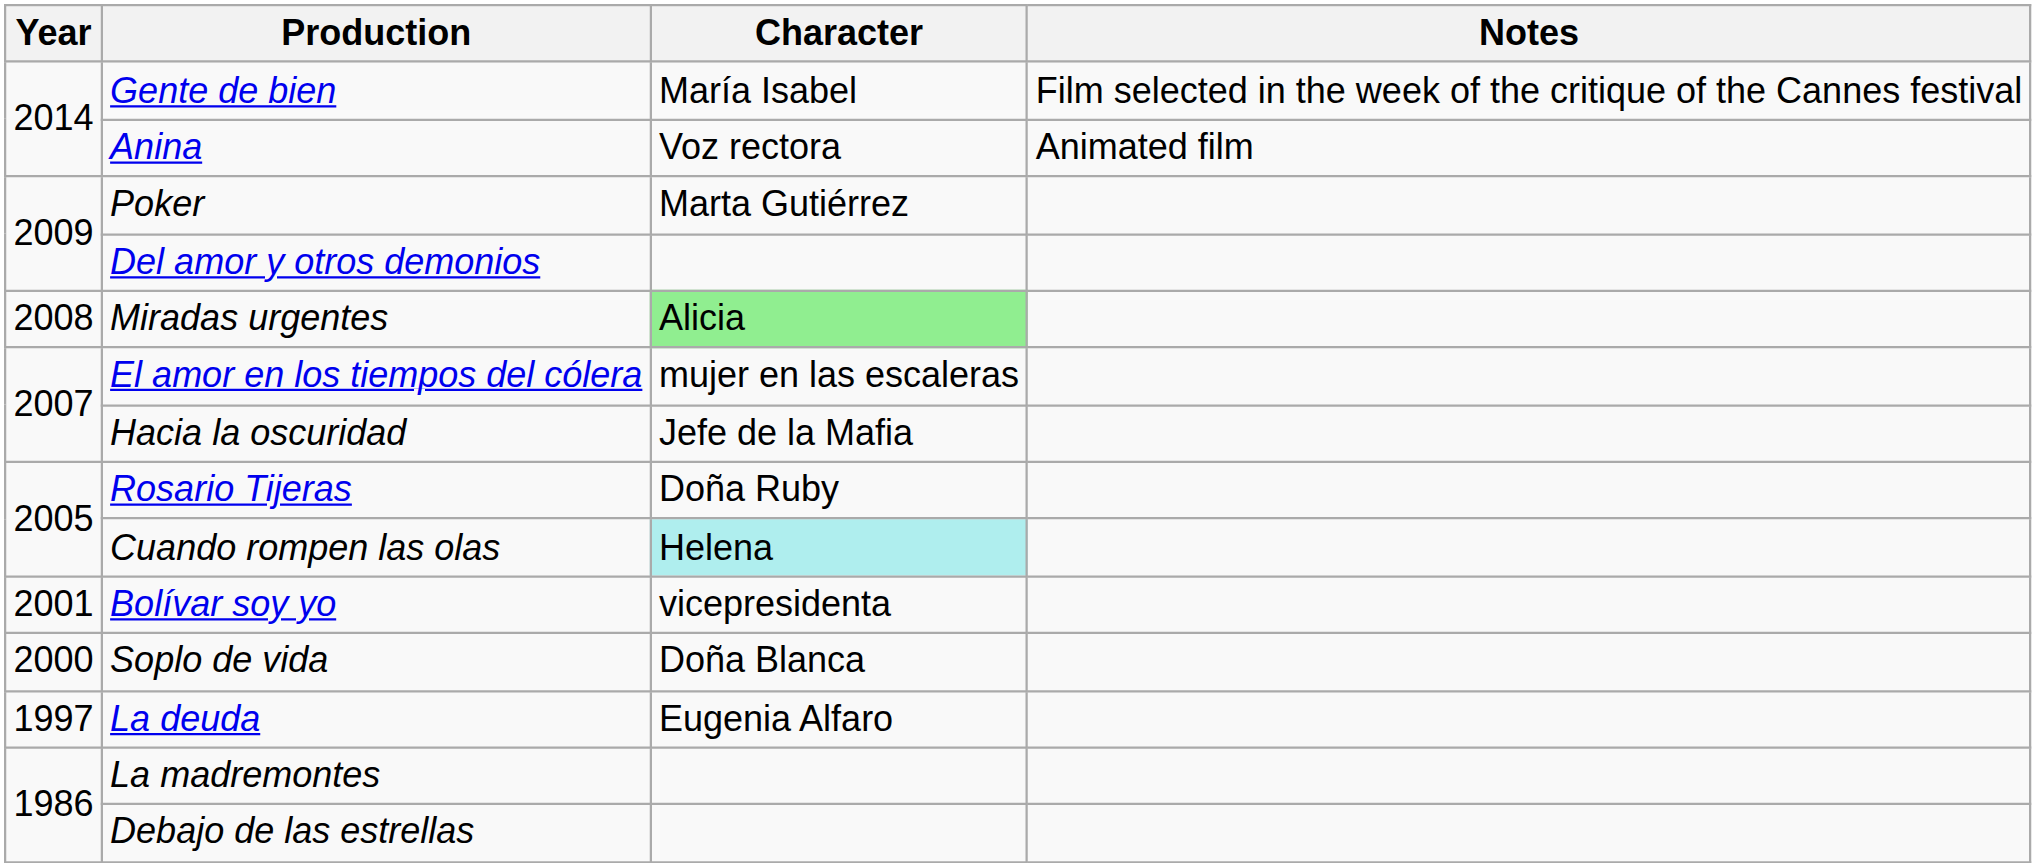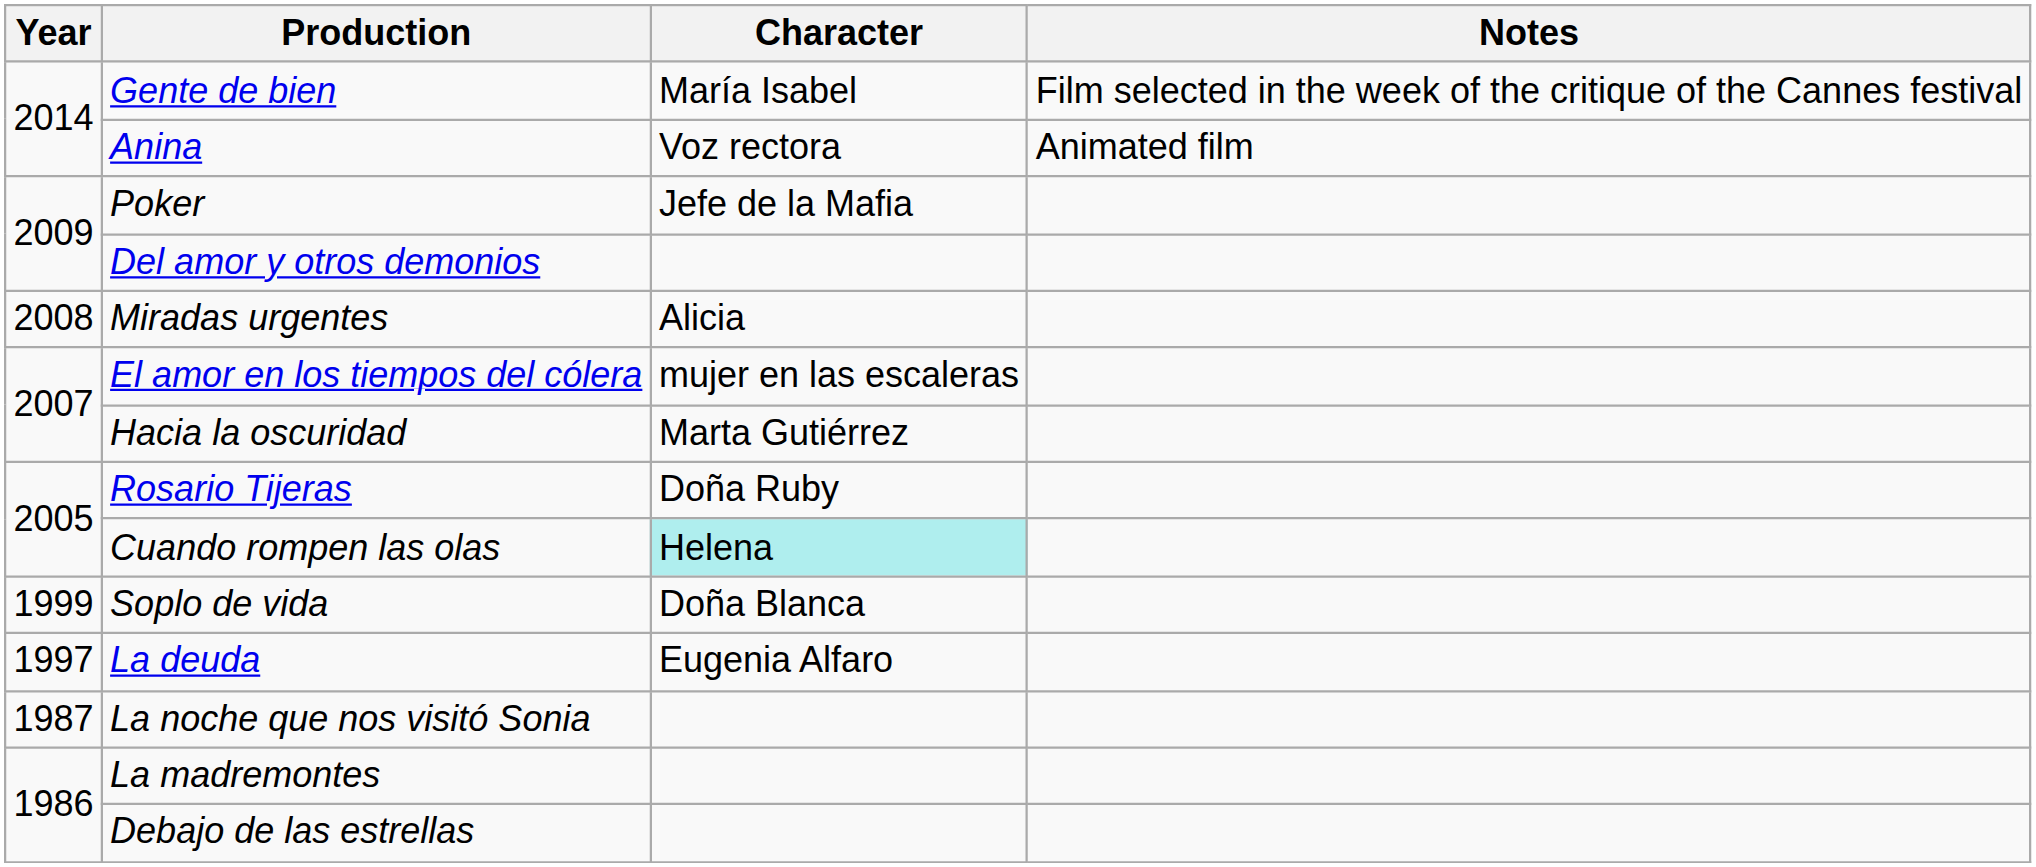(784, 204) Marta Gutiérrez -> (786, 204) Jefe de la Mafia
(702, 318) lightgreen background -> (702, 318) no background
(786, 432) Jefe de la Mafia -> (784, 432) Marta Gutiérrez
- row: (223, 603)
(53, 661) 2000 -> (53, 603) 1999
+ row: (350, 718)
